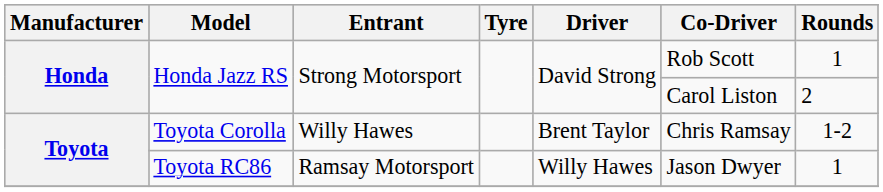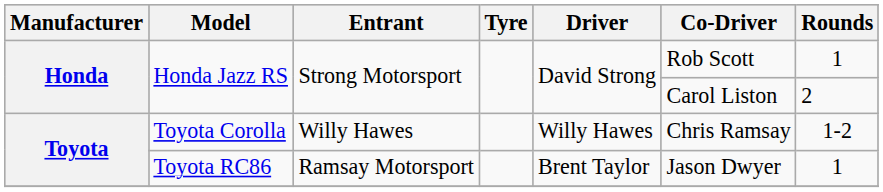(594, 131) Brent Taylor -> (595, 131) Willy Hawes
(595, 167) Willy Hawes -> (594, 167) Brent Taylor
